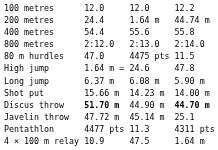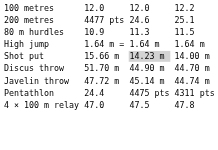(94, 20) 24.4 -> (104, 20) 4477 pts
(144, 20) 1.64 m -> (139, 20) 24.6
(192, 20) 44.74 m -> (185, 20) 25.1
- row: (29, 32)
- row: (29, 44)
(94, 56) 47.0 -> (94, 32) 10.9
(149, 56) 4475 pts -> (139, 32) 11.3
(139, 69) 24.6 -> (144, 44) 1.64 m
(185, 69) 47.8 -> (190, 44) 1.64 m
- row: (26, 81)
(147, 93) no background -> (147, 56) lightgrey background
(102, 105) bold -> (102, 69) normal
(192, 105) bold -> (192, 69) normal
(185, 117) 25.1 -> (192, 81) 44.74 m
(104, 129) 4477 pts -> (94, 93) 24.4
(139, 129) 11.3 -> (149, 93) 4475 pts
(94, 141) 10.9 -> (94, 105) 47.0
(190, 141) 1.64 m -> (185, 105) 47.8
